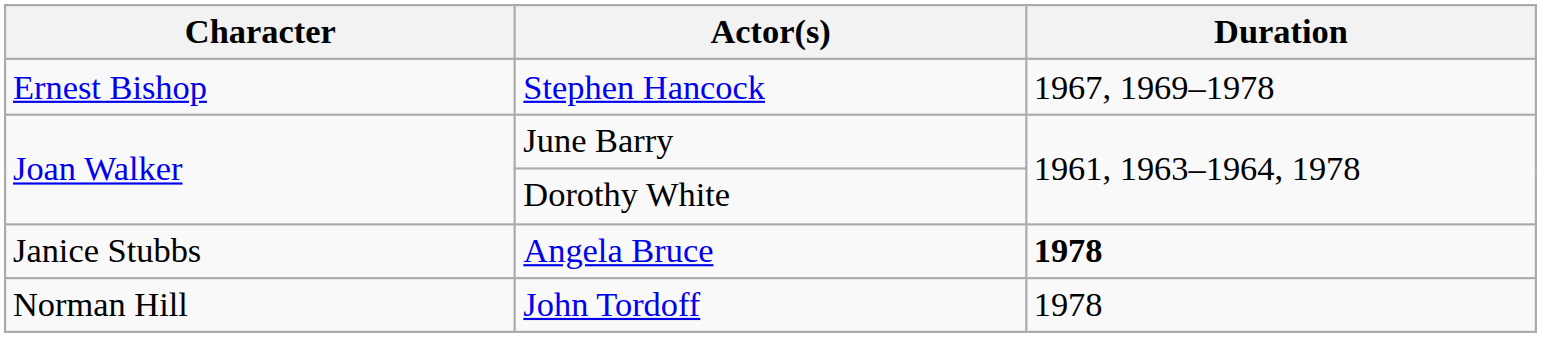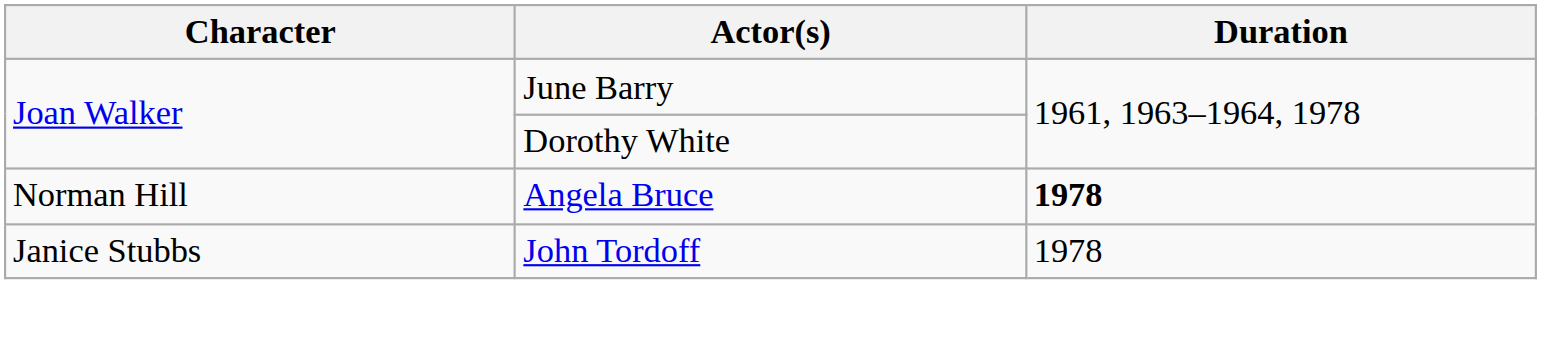- row: (644, 86)
(107, 250) Janice Stubbs -> (100, 195) Norman Hill
(100, 304) Norman Hill -> (107, 250) Janice Stubbs
